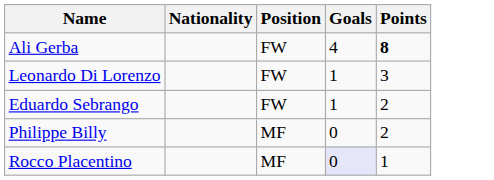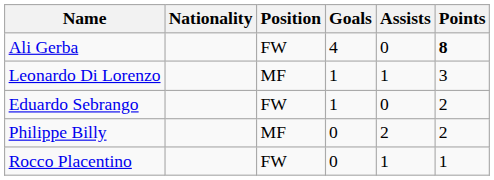+ column: (405, 18)
(274, 75) FW -> (273, 75) MF
(273, 160) MF -> (274, 160) FW
(333, 160) lavender background -> (333, 160) no background
